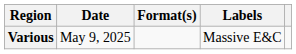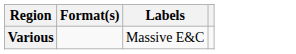- column: (95, 15)
